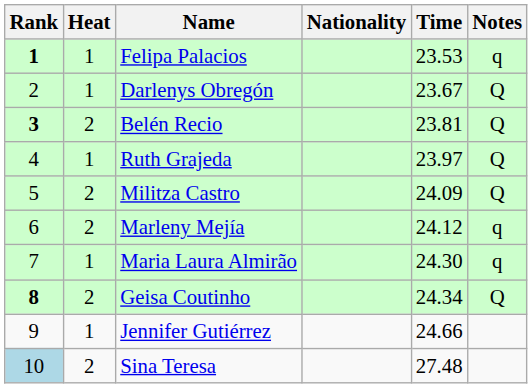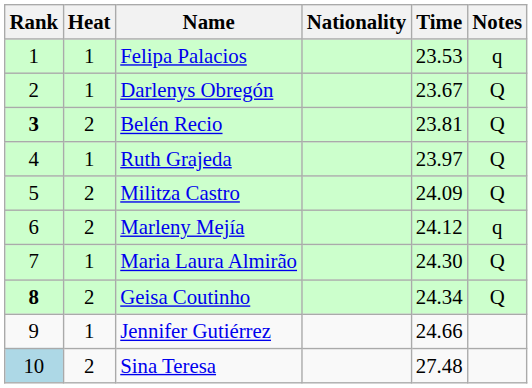(34, 56) bold -> (34, 56) normal
(497, 262) q -> (497, 262) Q
